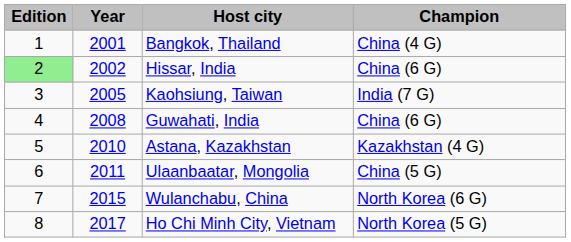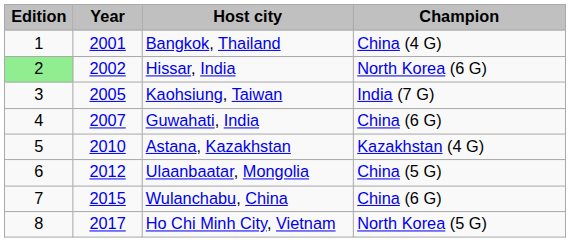(399, 69) China (6 G) -> (422, 69) North Korea (6 G)
(108, 120) 2008 -> (108, 120) 2007
(108, 172) 2011 -> (108, 172) 2012
(422, 198) North Korea (6 G) -> (399, 198) China (6 G)
